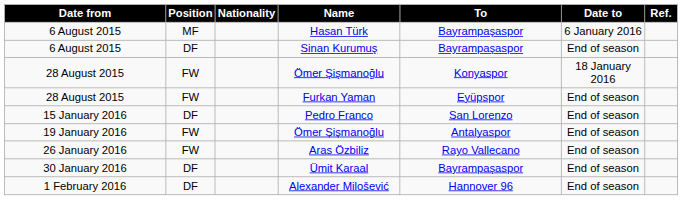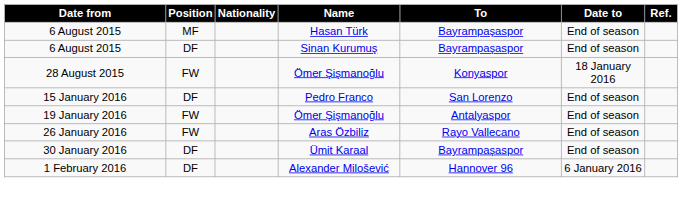(603, 31) 6 January 2016 -> (603, 31) End of season
- row: (85, 97)
(603, 186) End of season -> (603, 168) 6 January 2016
